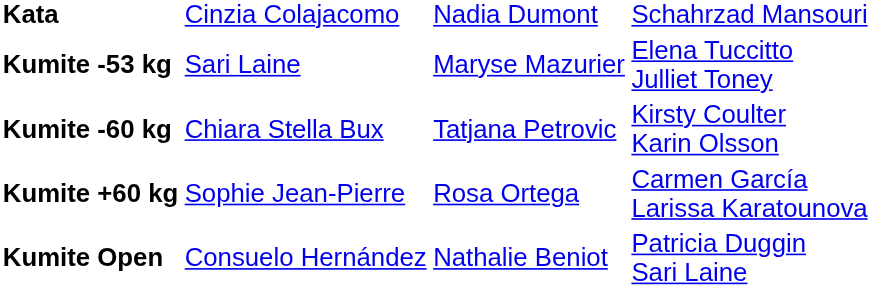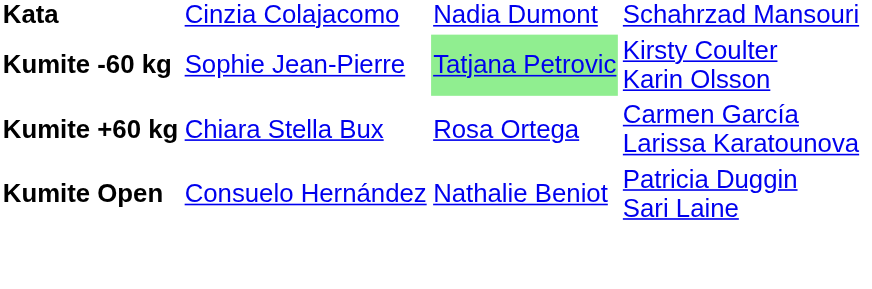- row: (87, 64)
(284, 129) Chiara Stella Bux -> (295, 64) Sophie Jean-Pierre
(525, 129) no background -> (525, 64) lightgreen background
(295, 193) Sophie Jean-Pierre -> (284, 129) Chiara Stella Bux
